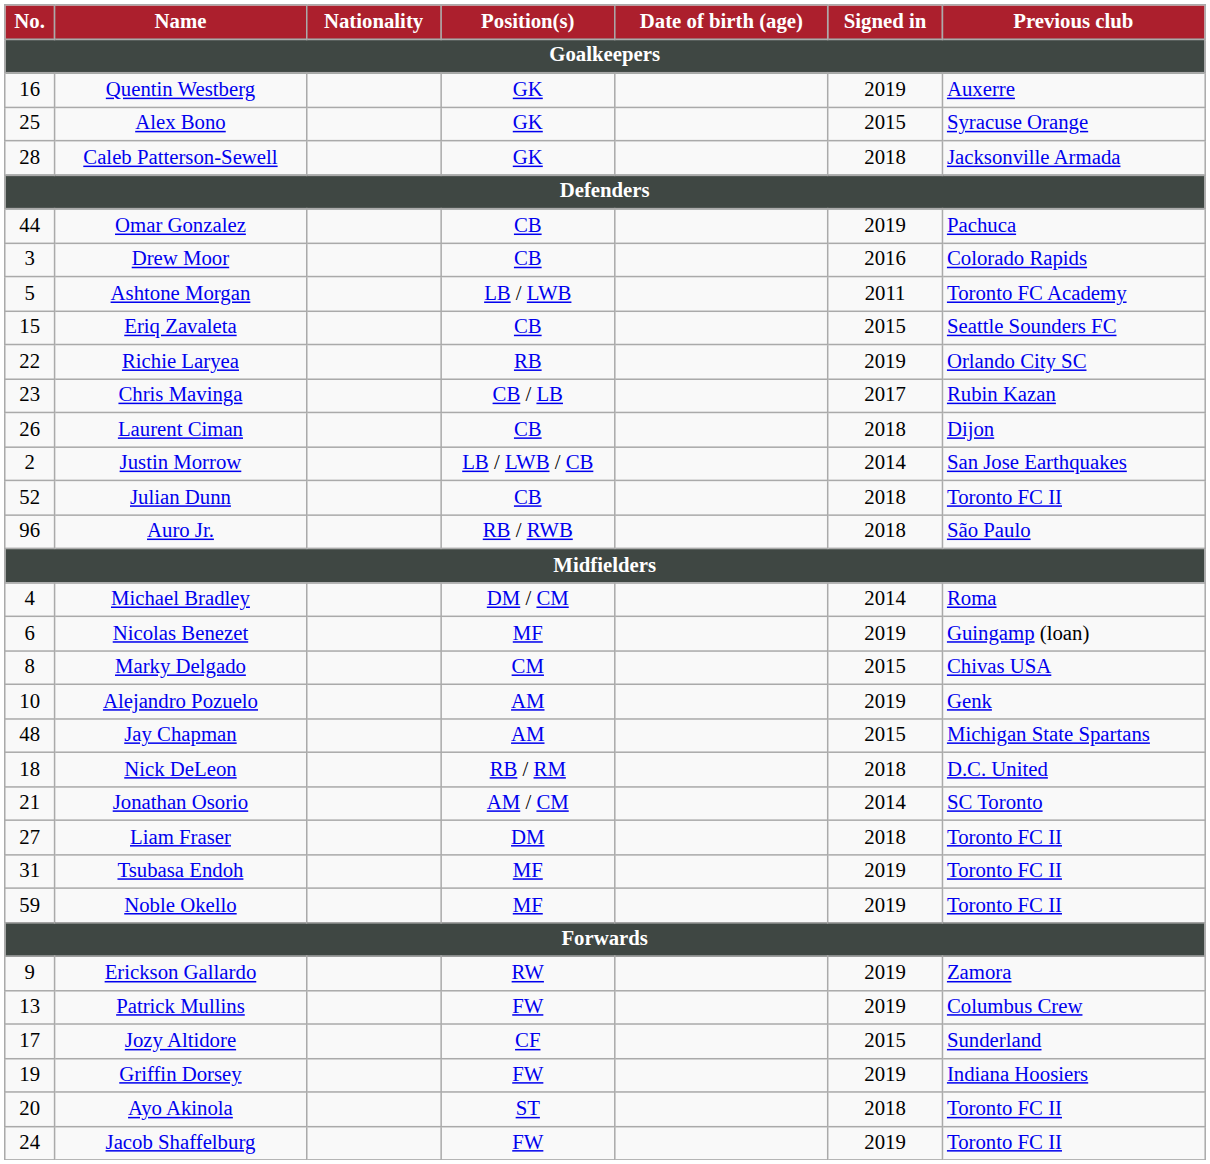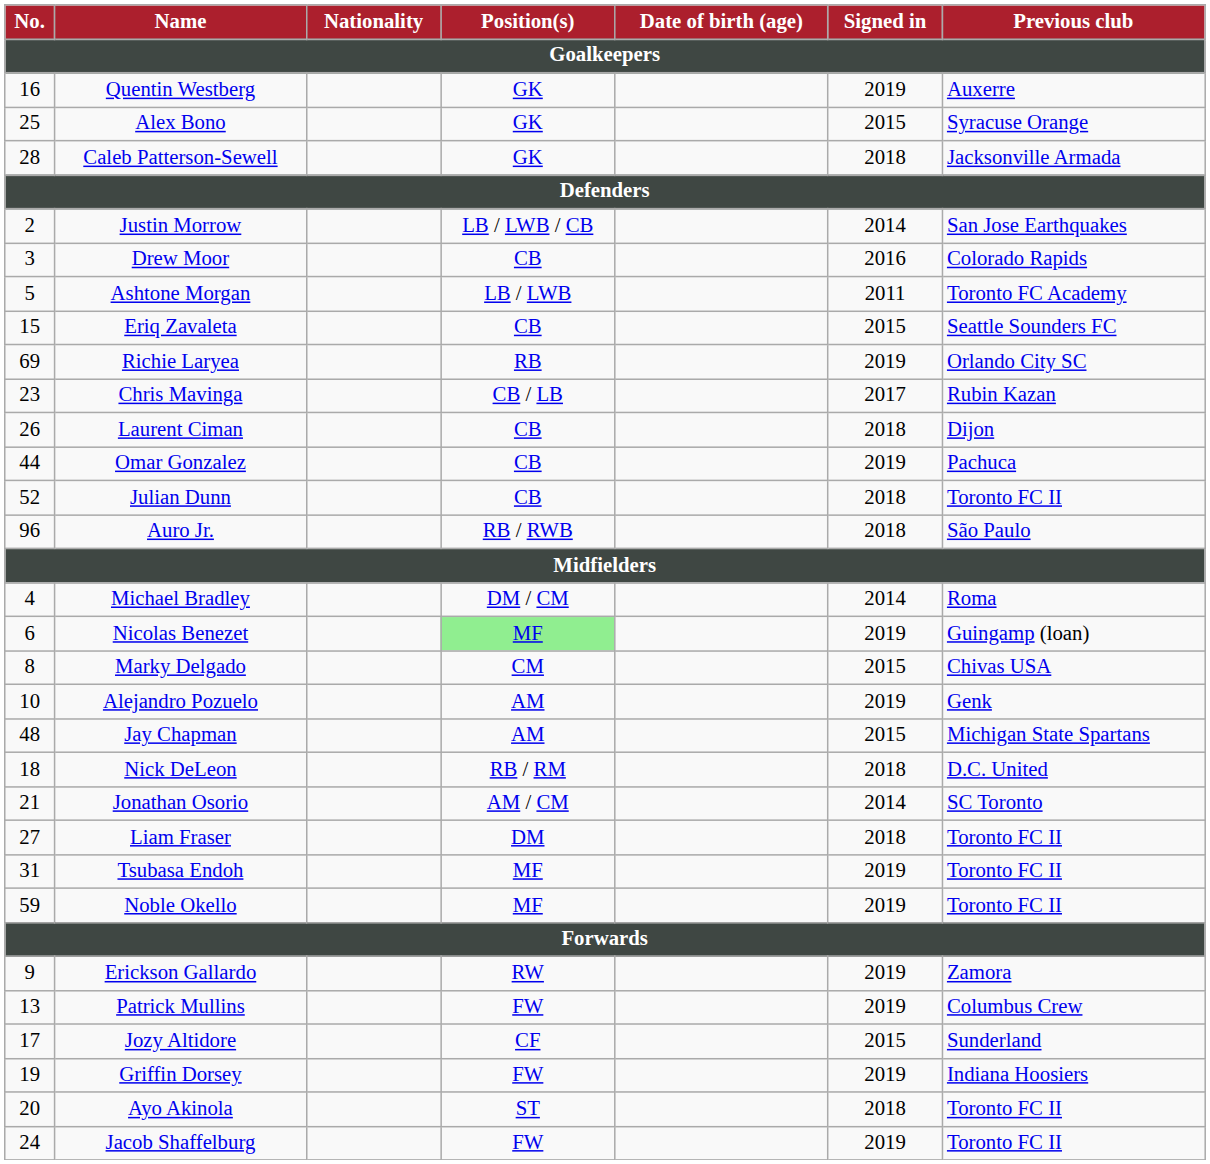rows swapped: (180, 462) <-> (180, 225)
(30, 360) 22 -> (30, 360) 69
(528, 632) no background -> (528, 632) lightgreen background
